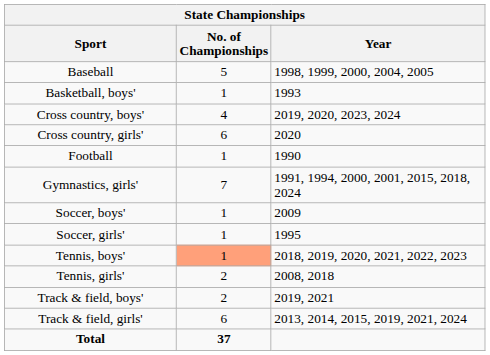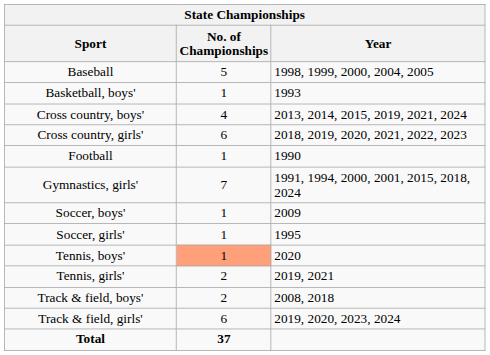(337, 114) 2019, 2020, 2023, 2024 -> (371, 114) 2013, 2014, 2015, 2019, 2021, 2024
(288, 135) 2020 -> (371, 135) 2018, 2019, 2020, 2021, 2022, 2023
(371, 255) 2018, 2019, 2020, 2021, 2022, 2023 -> (288, 255) 2020
(304, 276) 2008, 2018 -> (304, 276) 2019, 2021
(304, 297) 2019, 2021 -> (304, 297) 2008, 2018
(371, 318) 2013, 2014, 2015, 2019, 2021, 2024 -> (337, 318) 2019, 2020, 2023, 2024
